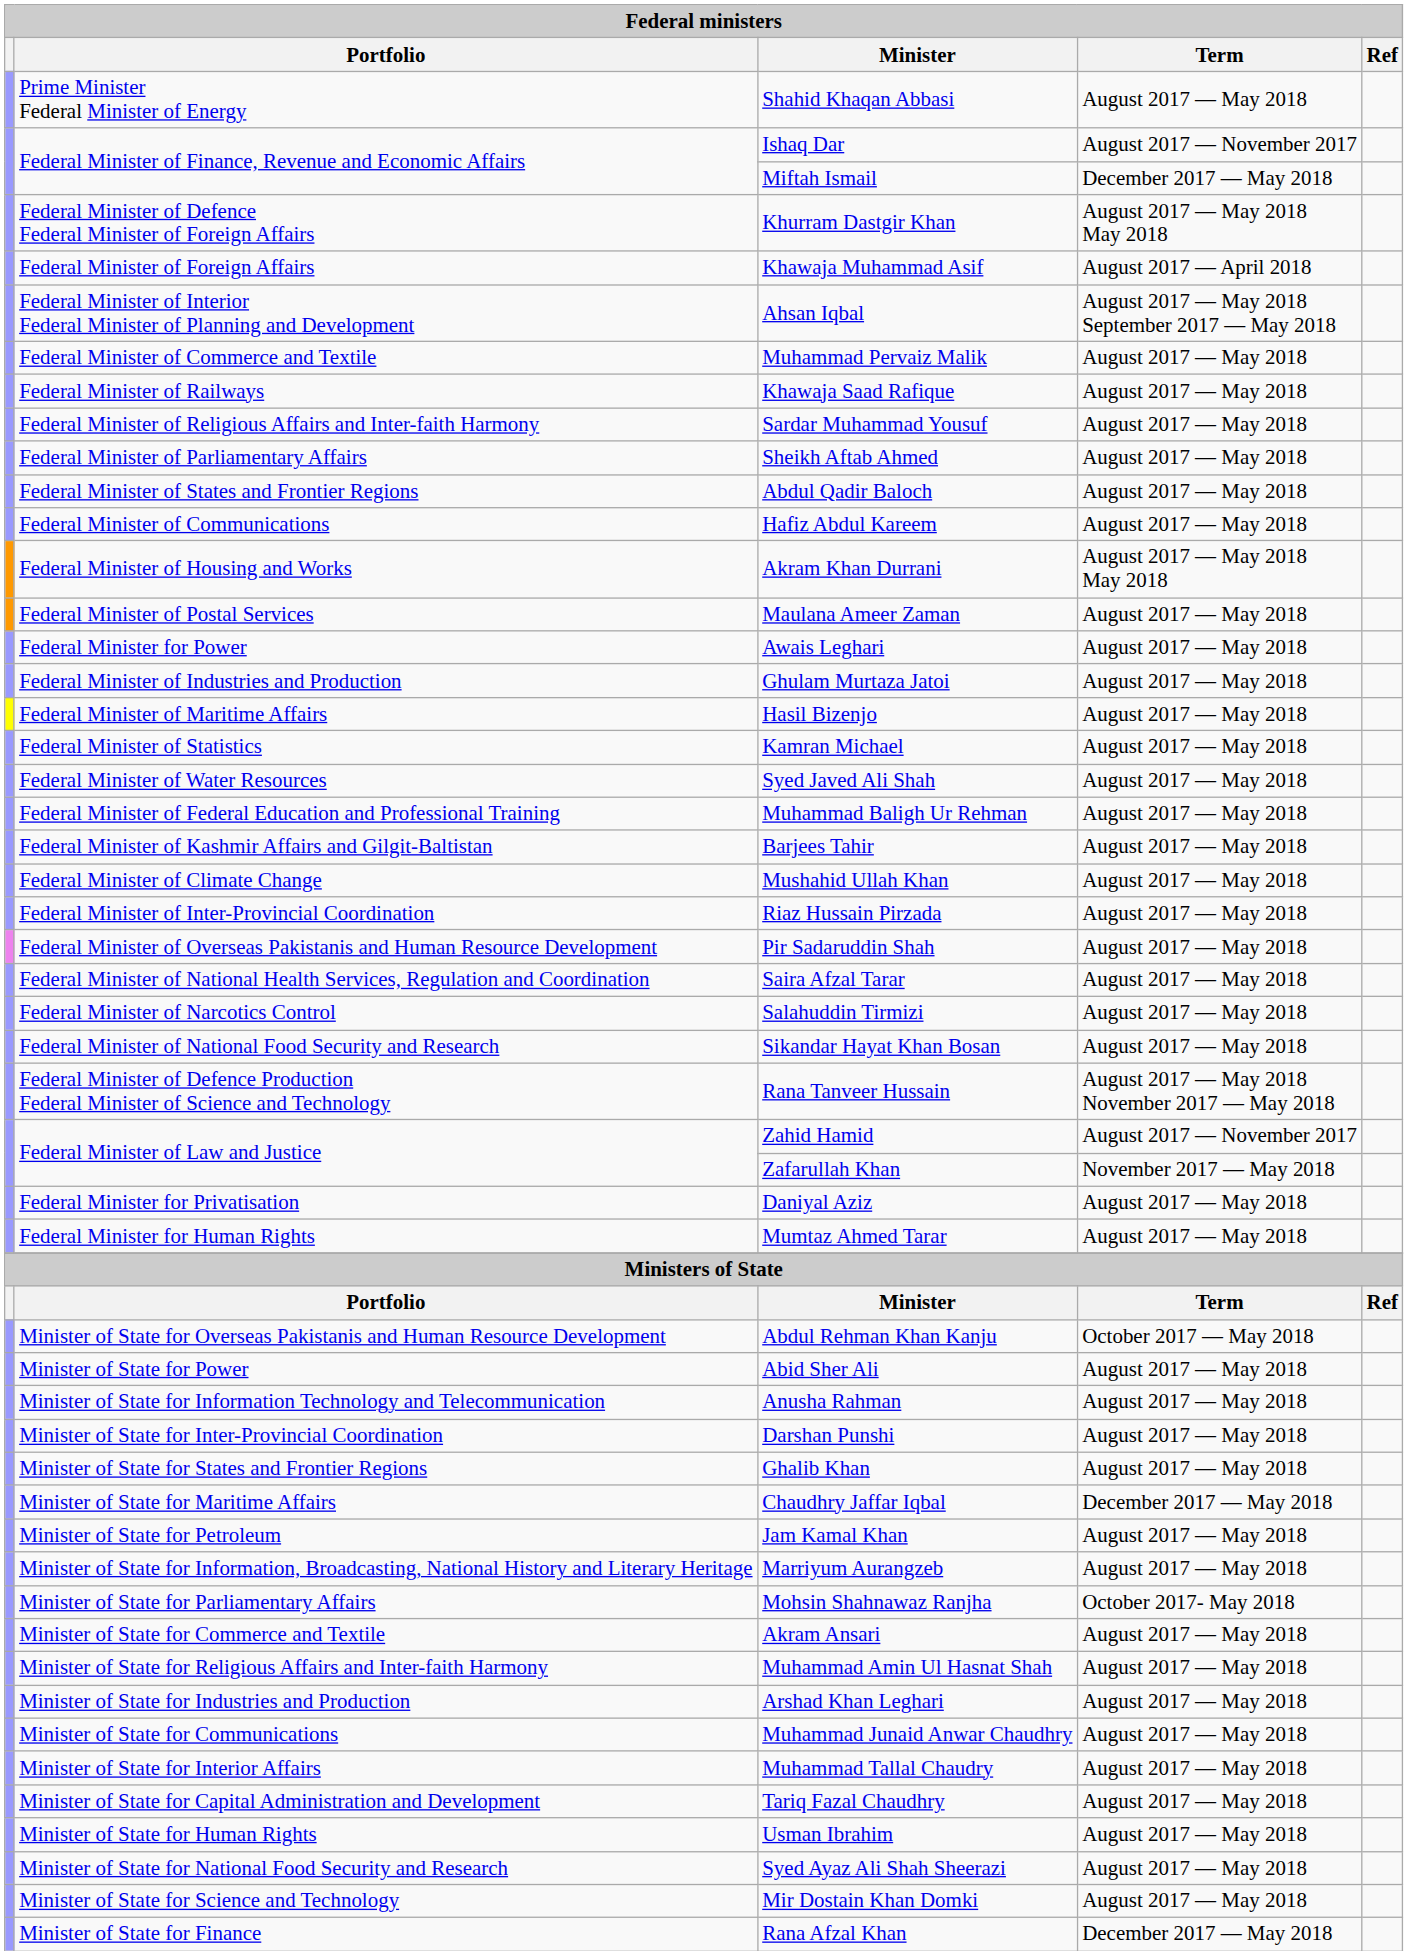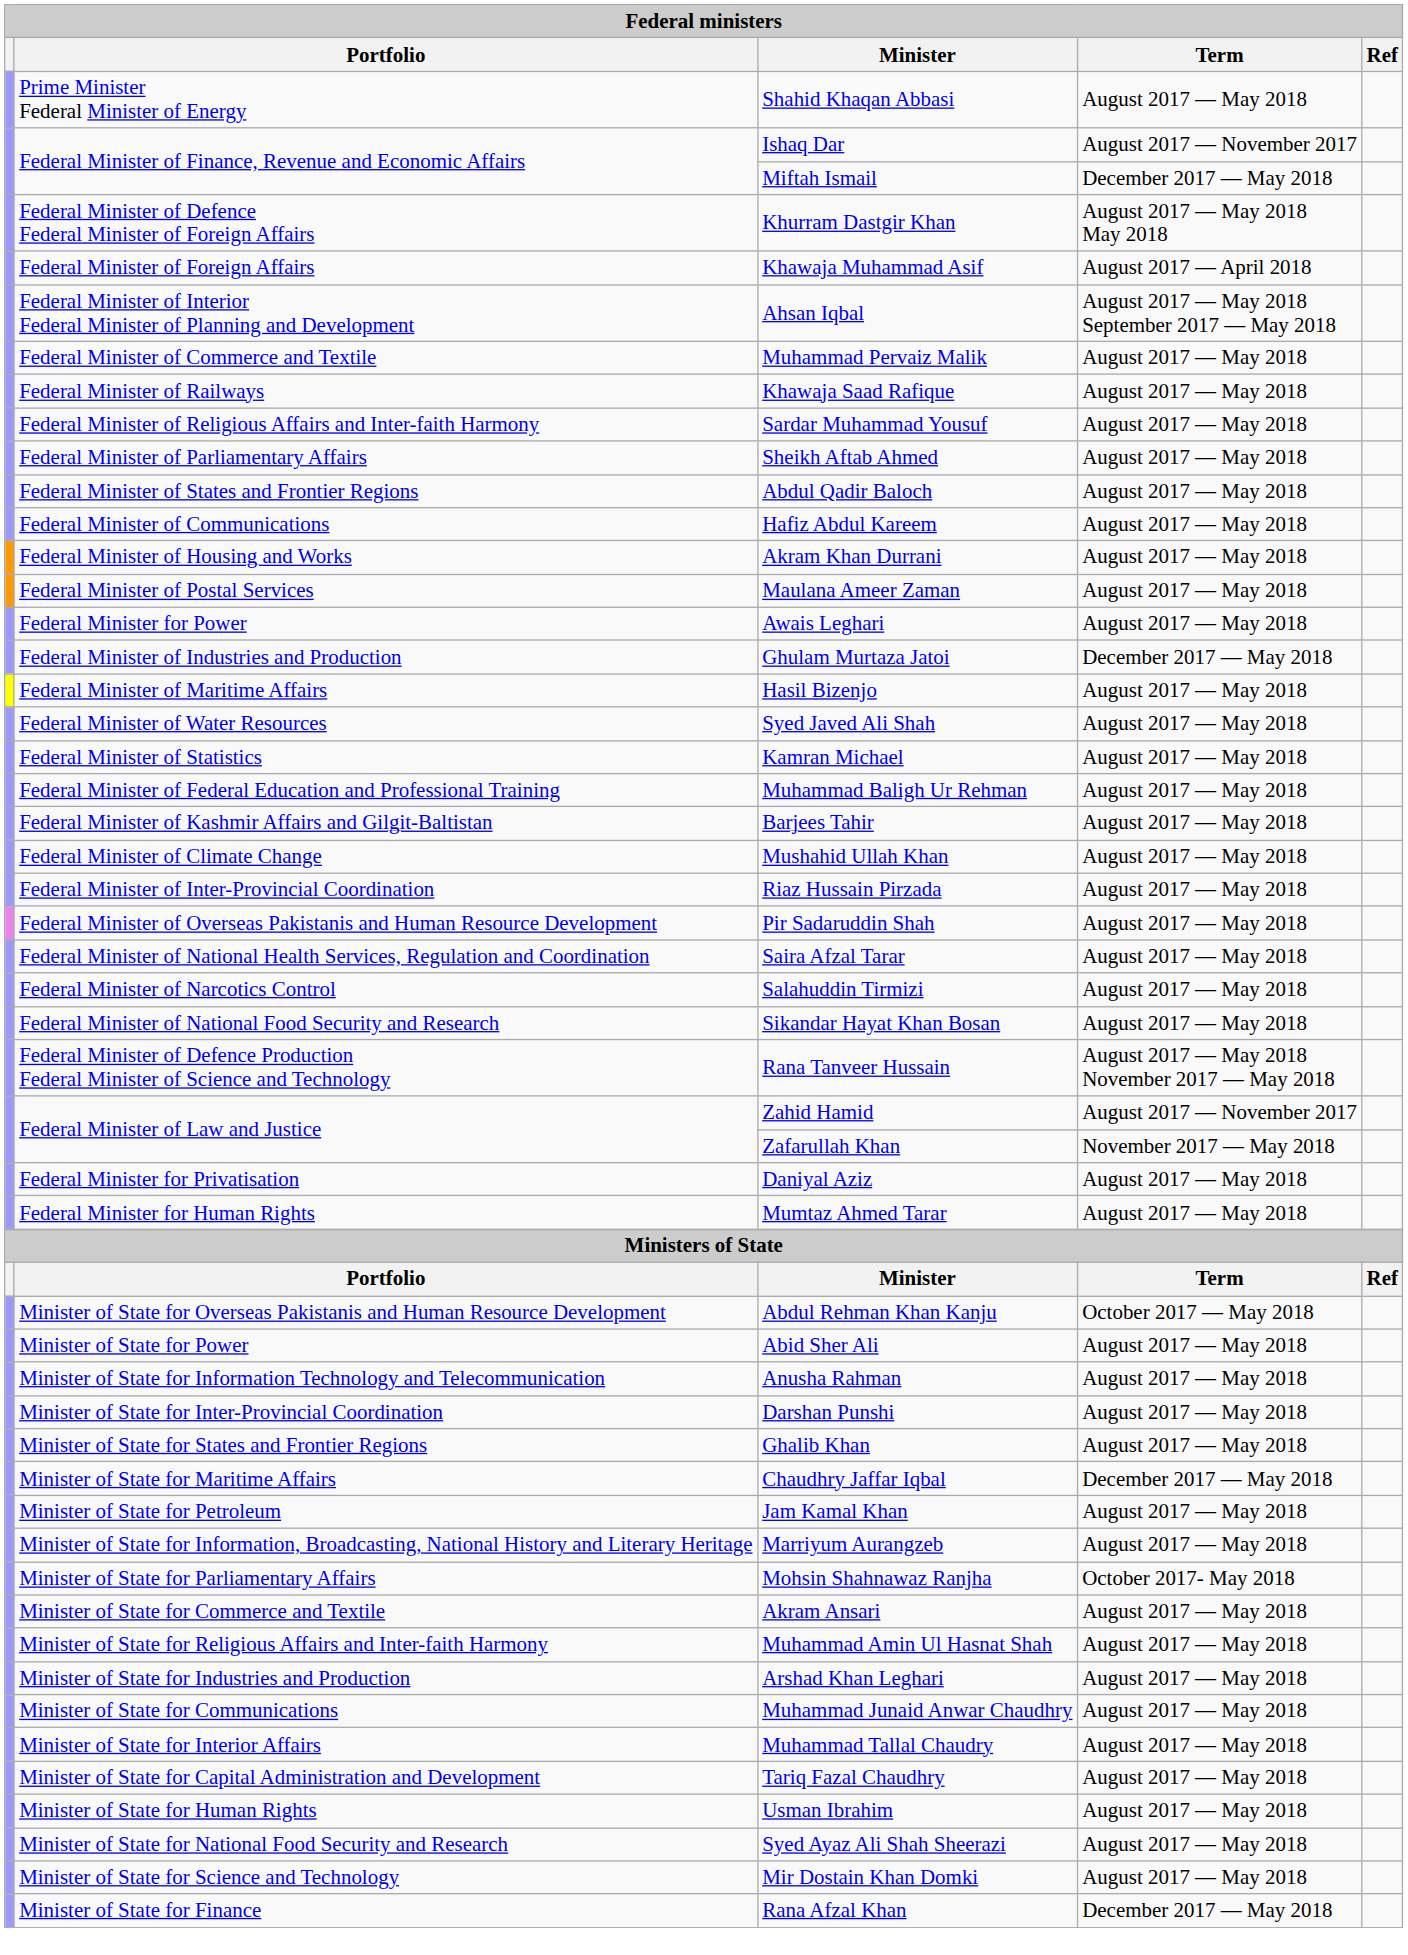(1195, 569) August 2017 — May 2018 May 2018 -> (1195, 557) August 2017 — May 2018
(1195, 680) August 2017 — May 2018 -> (1207, 656) December 2017 — May 2018
rows swapped: (849, 780) <-> (833, 747)
